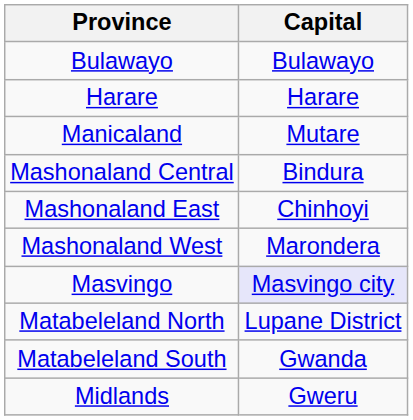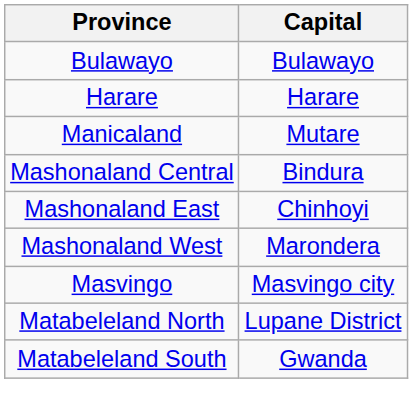(323, 284) lavender background -> (323, 284) no background
- row: (122, 396)
